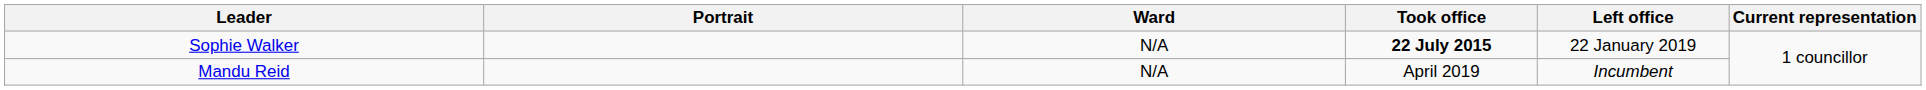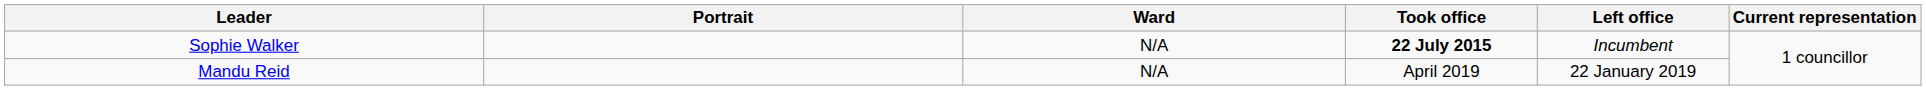(1633, 44) 22 January 2019 -> (1633, 44) Incumbent
(1633, 71) Incumbent -> (1633, 71) 22 January 2019
